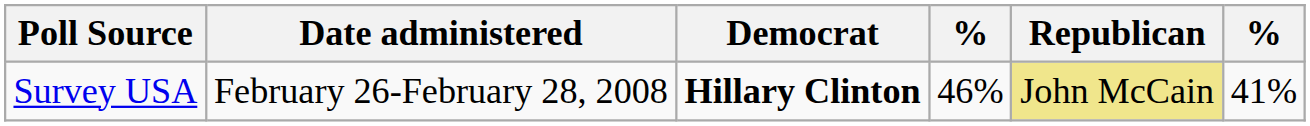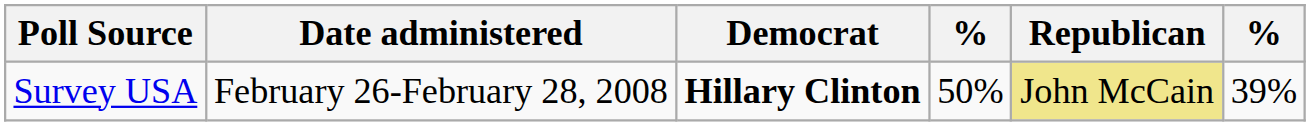(970, 90) 46% -> (970, 90) 50%
(1264, 90) 41% -> (1264, 90) 39%
